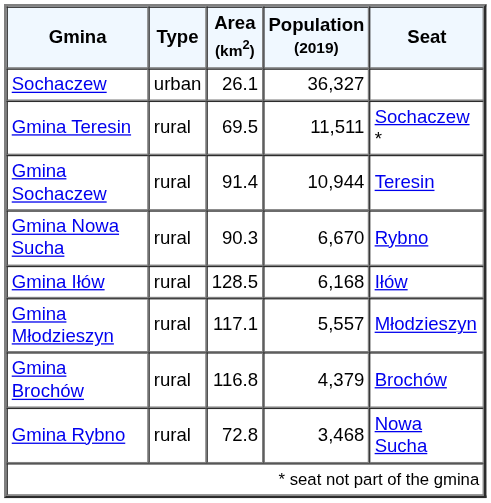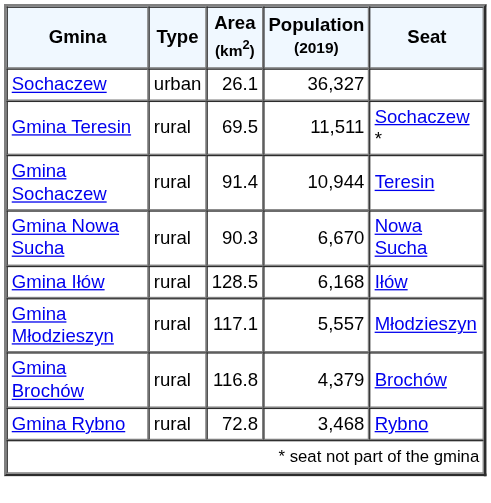(401, 237) Rybno -> (401, 237) Nowa Sucha
(401, 434) Nowa Sucha -> (401, 423) Rybno
